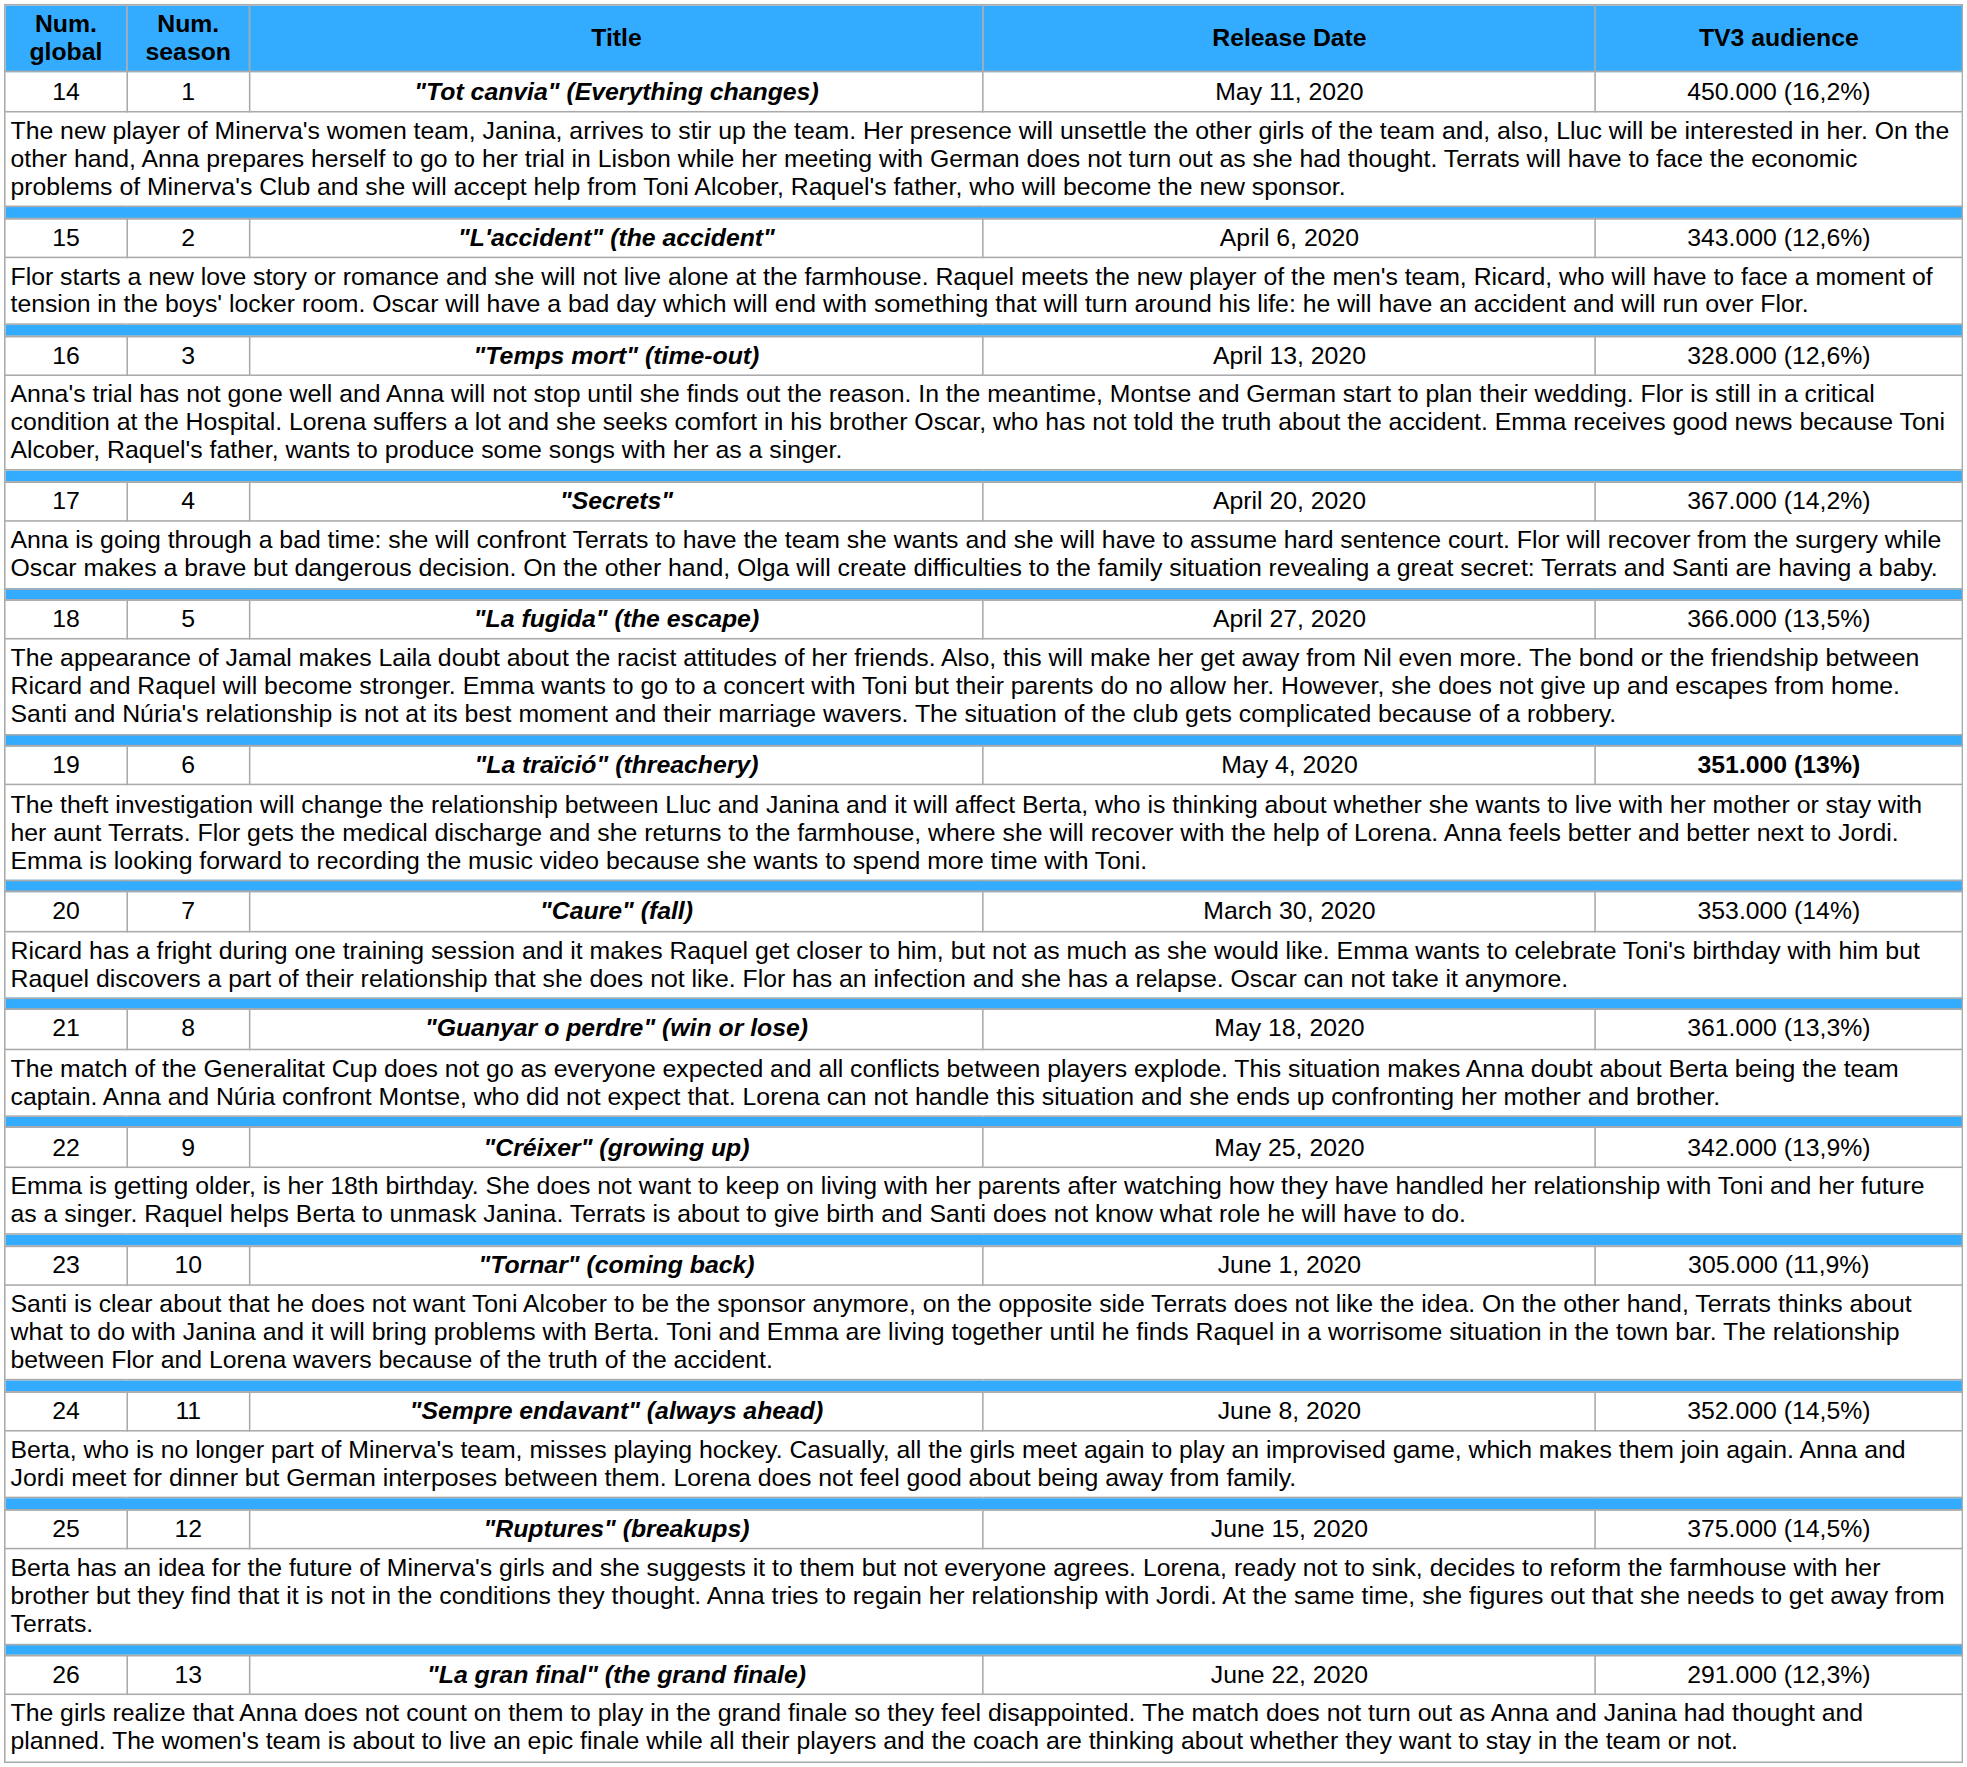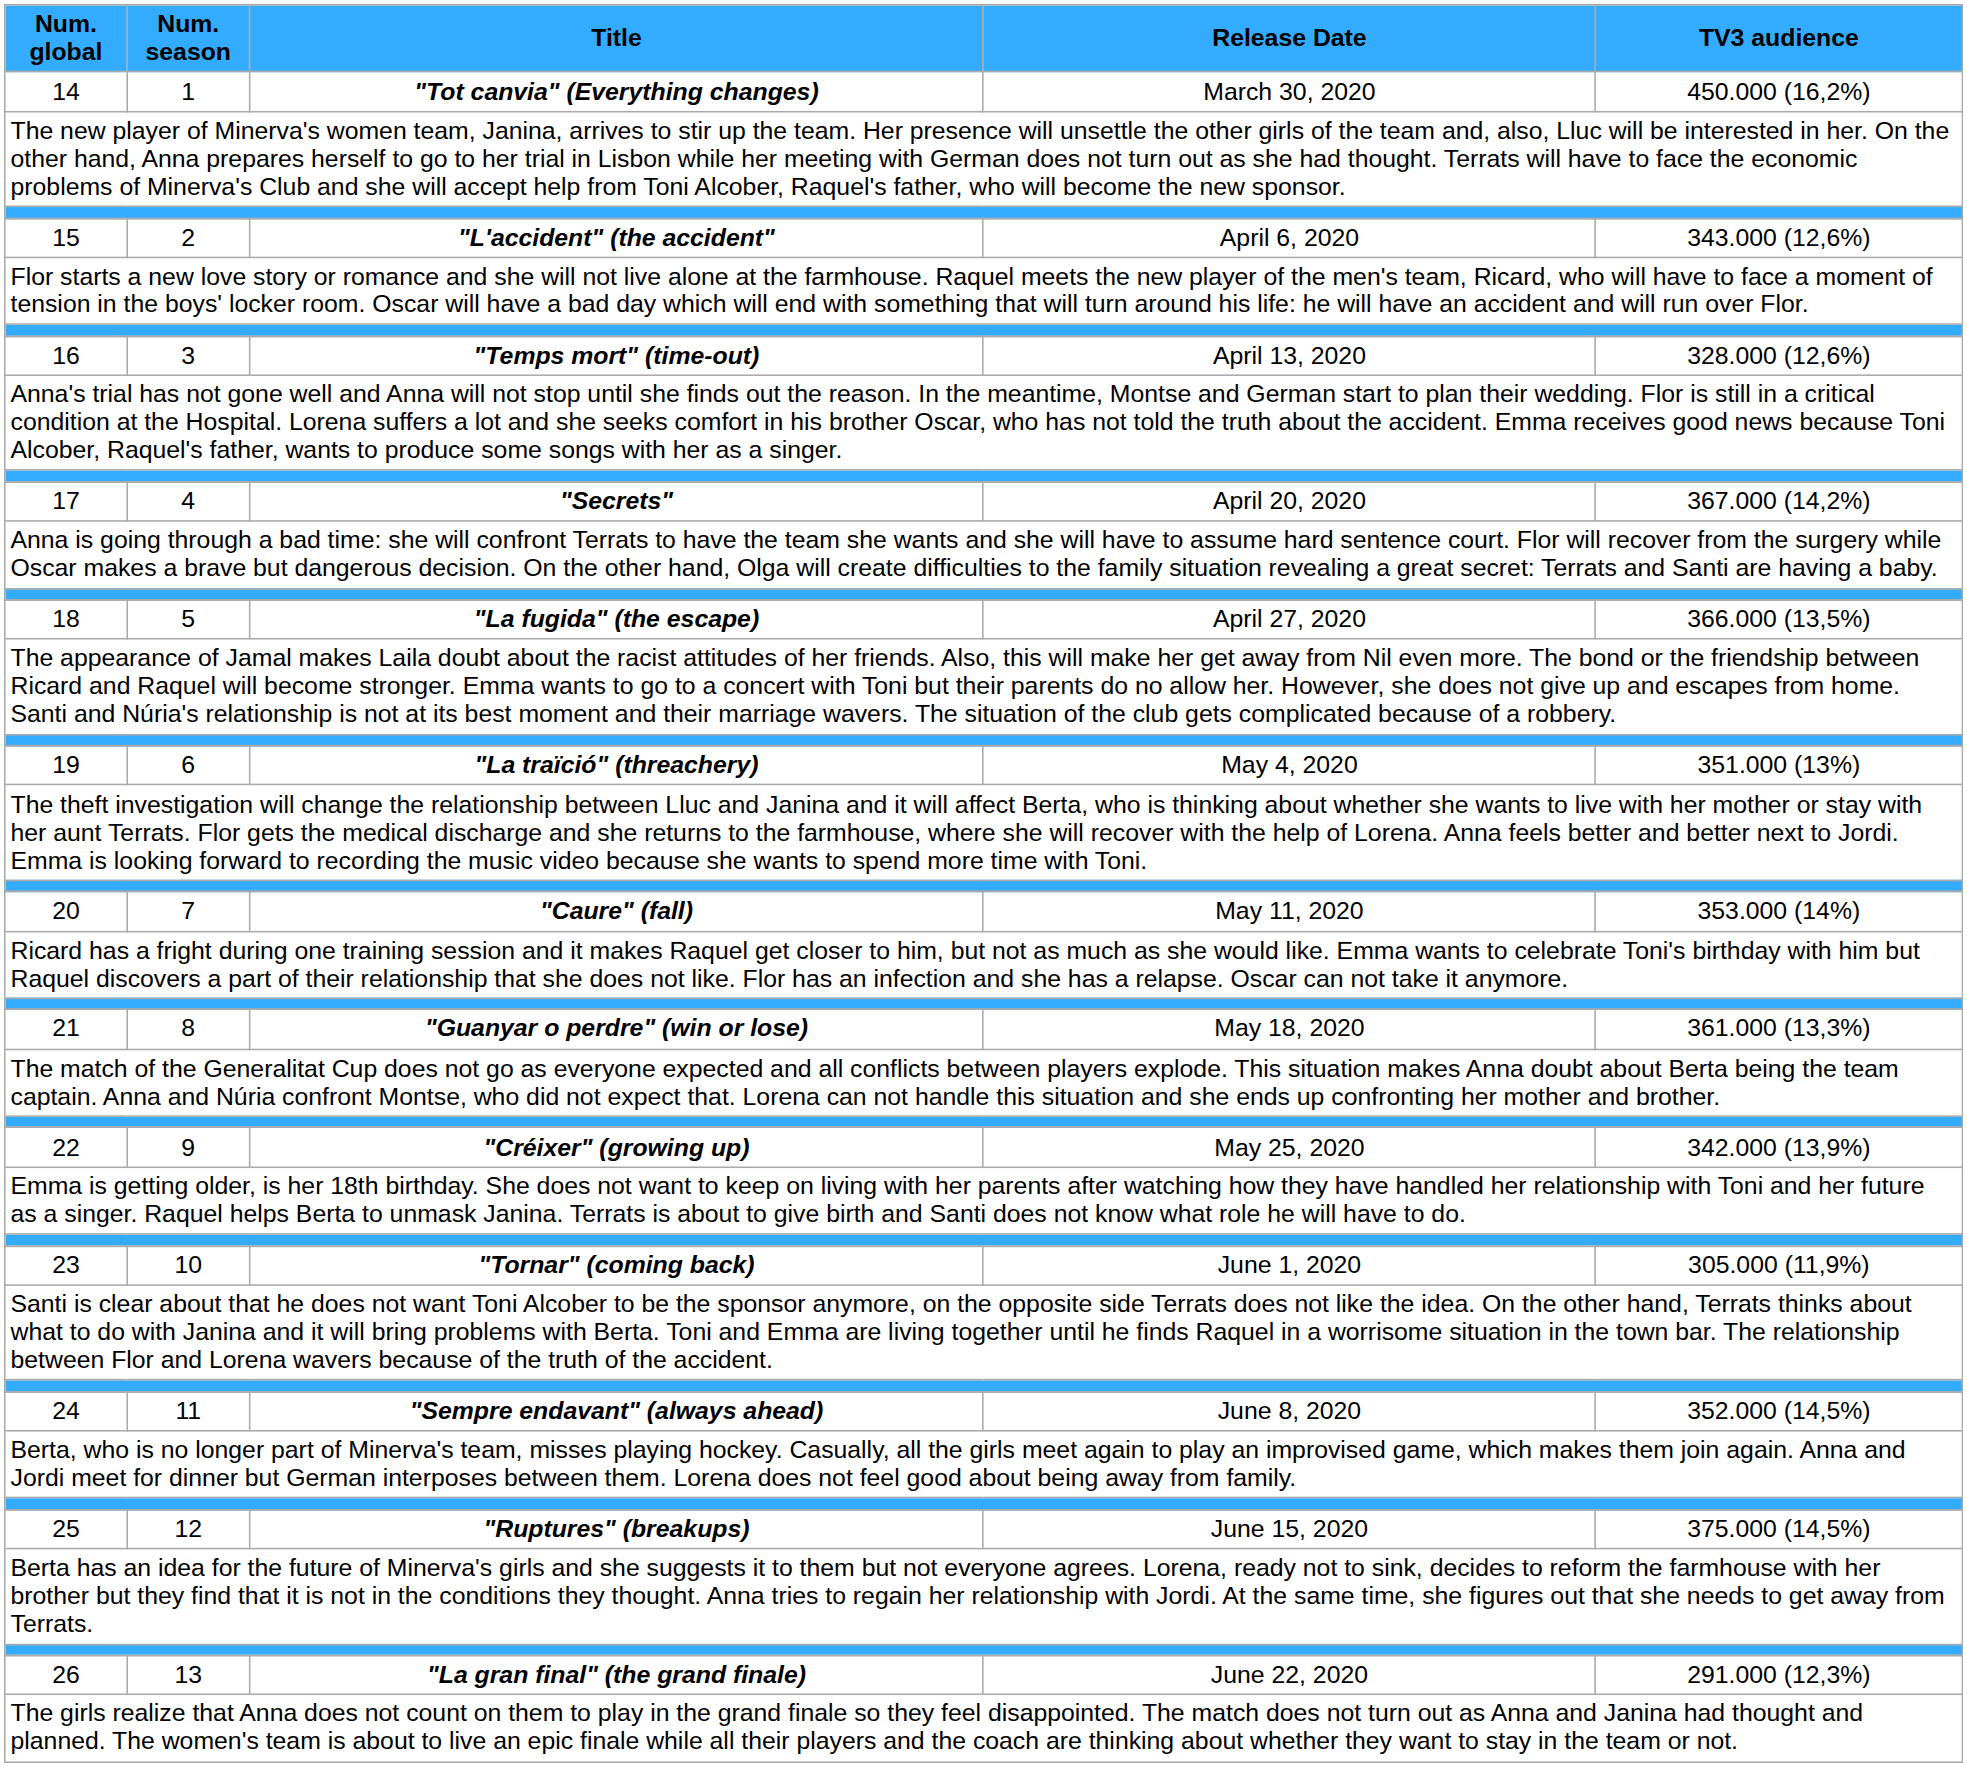(1289, 91) May 11, 2020 -> (1289, 91) March 30, 2020
(1779, 765) bold -> (1779, 765) normal
(1289, 910) March 30, 2020 -> (1289, 910) May 11, 2020
